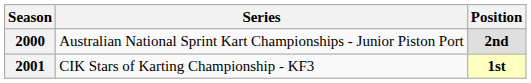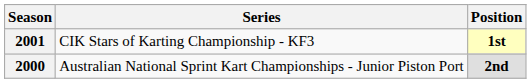rows swapped: (30, 41) <-> (30, 65)
